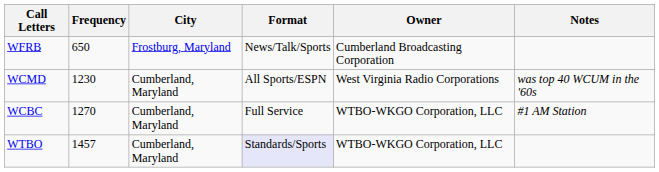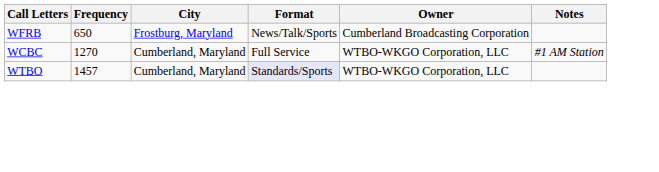- row: (26, 79)
